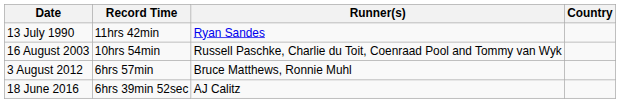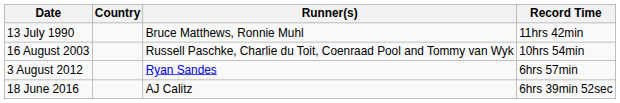columns swapped: (142, 13) <-> (590, 13)
(229, 32) Ryan Sandes -> (225, 32) Bruce Matthews, Ronnie Muhl
(273, 70) Bruce Matthews, Ronnie Muhl -> (181, 70) Ryan Sandes
